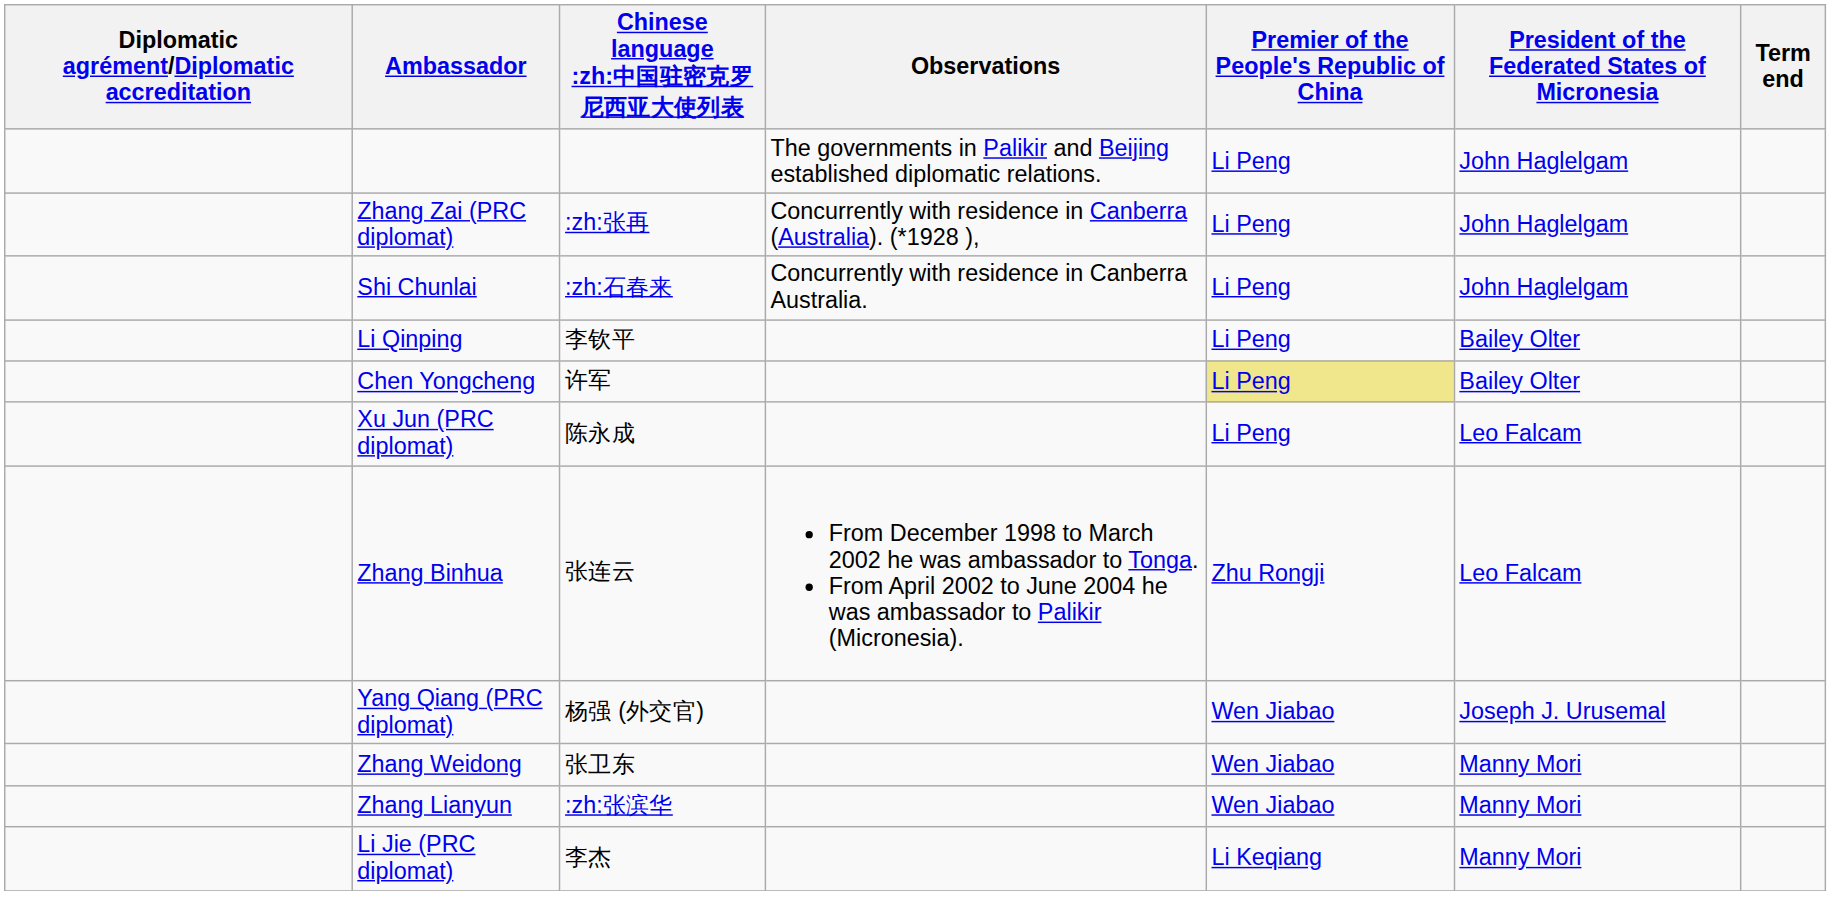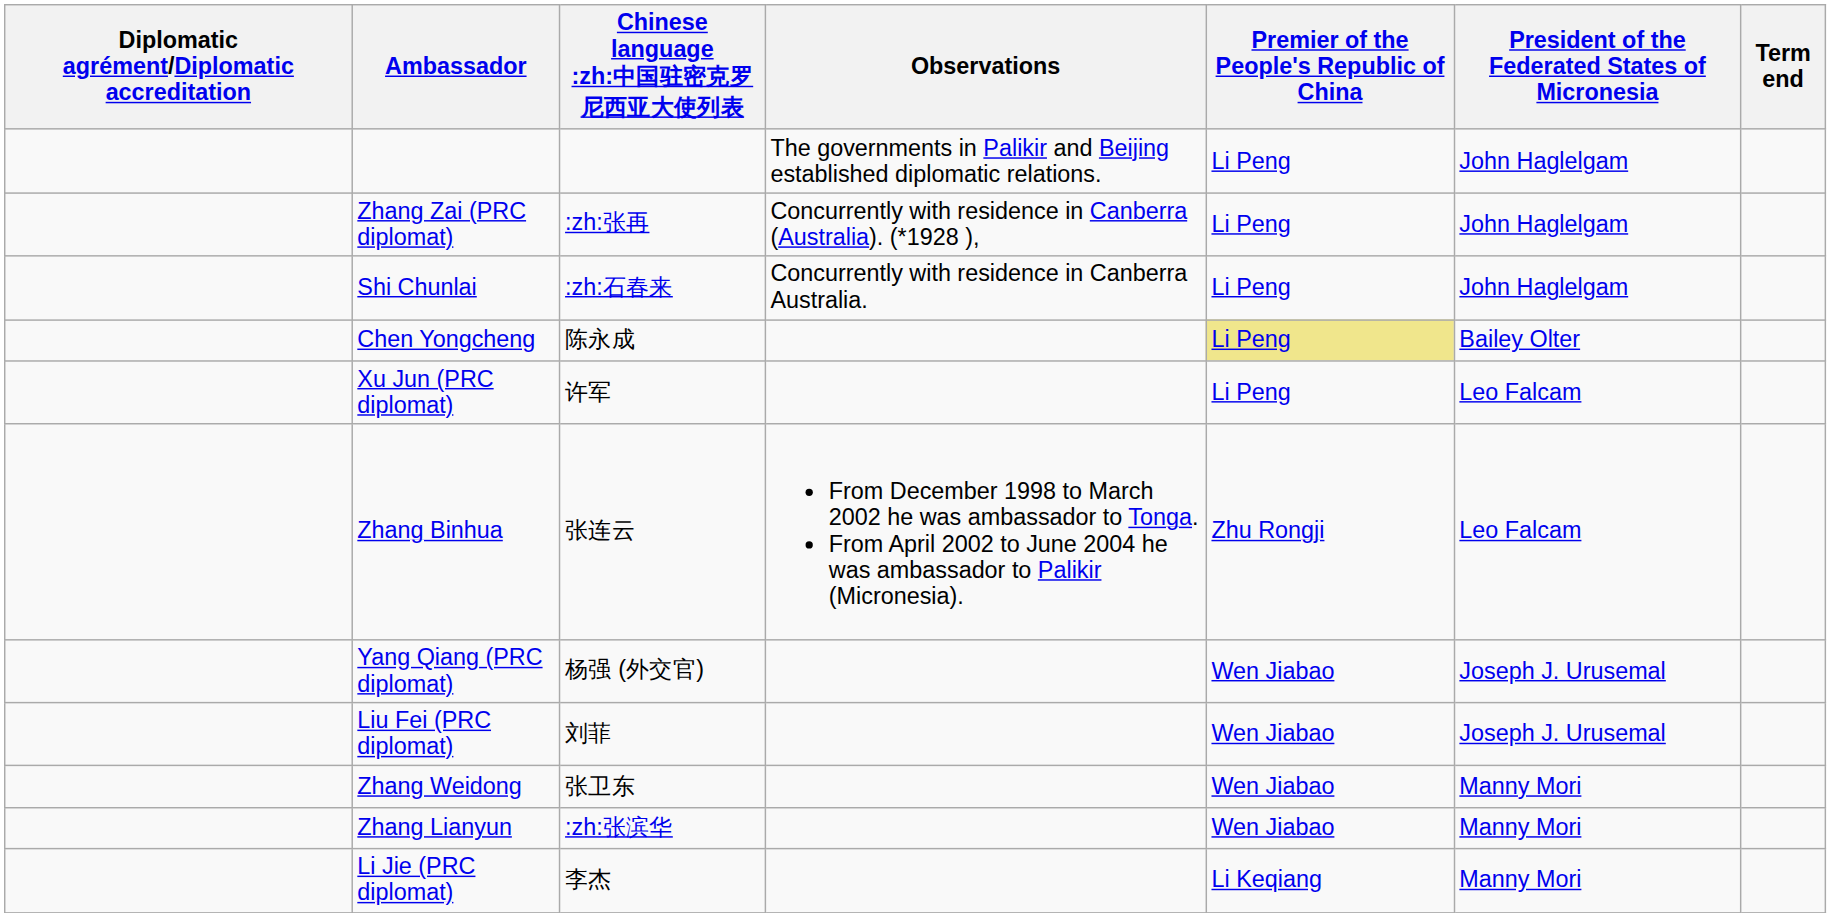- row: (410, 339)
(588, 380) 许军 -> (600, 339) 陈永成
(600, 432) 陈永成 -> (588, 391) 许军
+ row: (424, 734)
